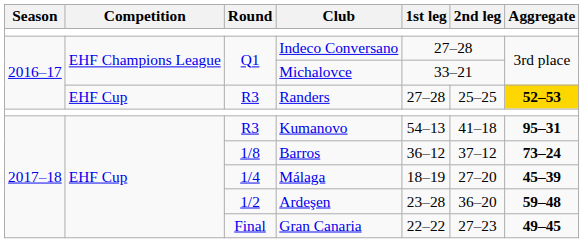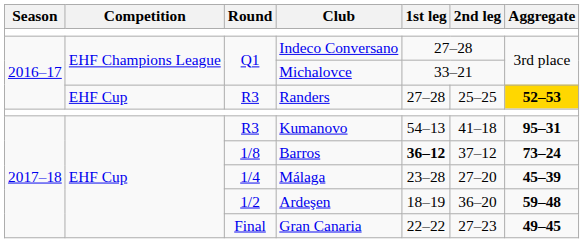(426, 152) normal -> (426, 152) bold
(426, 176) 18–19 -> (426, 176) 23–28
(426, 201) 23–28 -> (426, 201) 18–19
